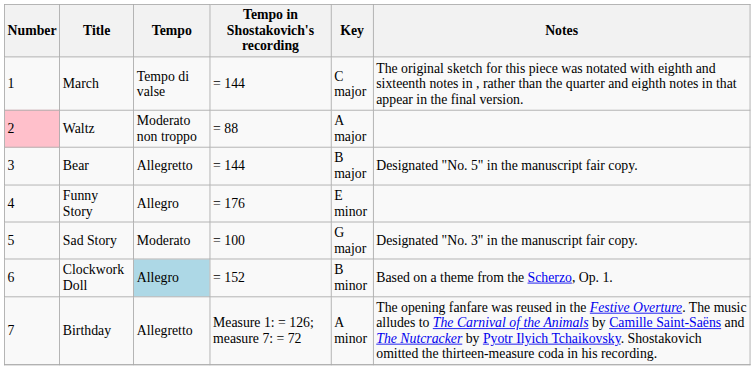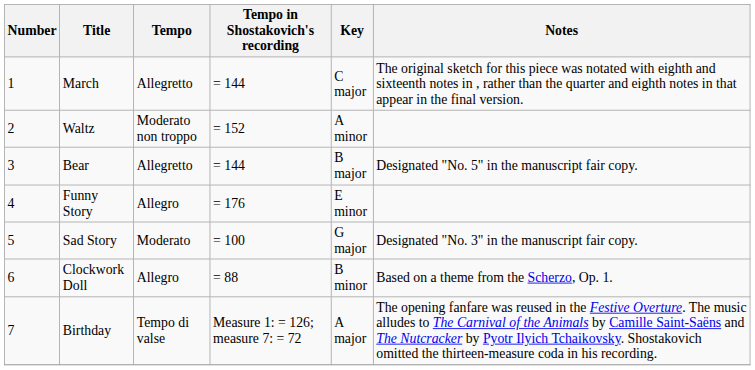(163, 83) Tempo di valse -> (165, 83) Allegretto
(11, 128) pink background -> (11, 128) no background
(226, 128) = 88 -> (229, 128) = 152
(350, 128) A major -> (351, 128) A minor
(158, 277) lightblue background -> (158, 277) no background
(229, 277) = 152 -> (226, 277) = 88
(165, 330) Allegretto -> (163, 330) Tempo di valse
(351, 330) A minor -> (350, 330) A major
